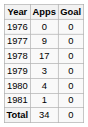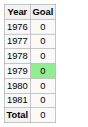- column: (44, 12)
(71, 71) no background -> (43, 71) lightgreen background
